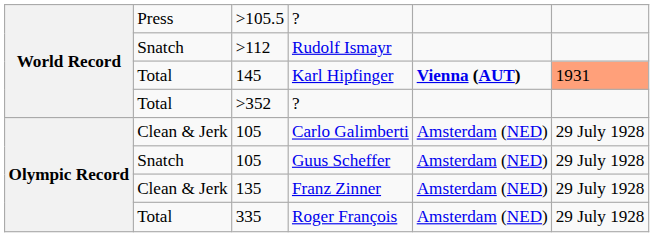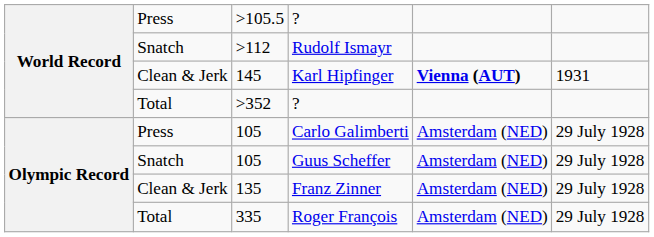(155, 75) Total -> (182, 75) Clean & Jerk
(573, 75) lightsalmon background -> (573, 75) no background
(182, 132) Clean & Jerk -> (155, 132) Press
